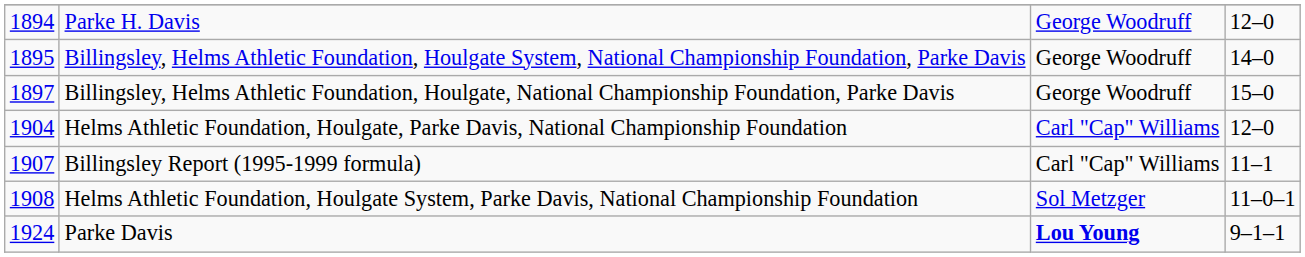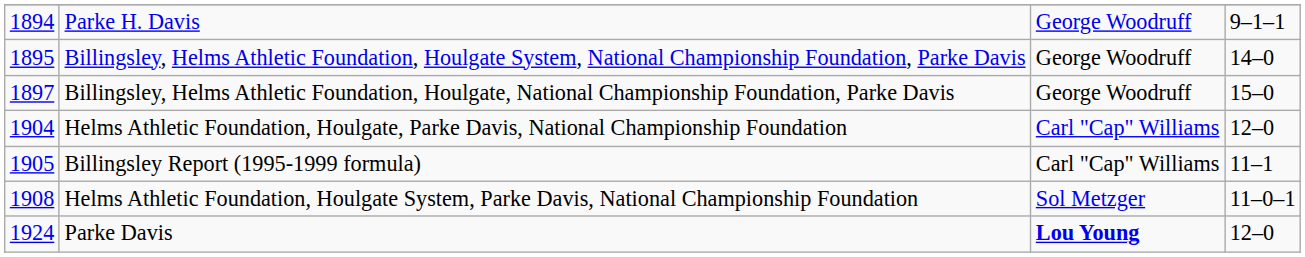(1252, 22) 12–0 -> (1257, 22) 9–1–1
(32, 163) 1907 -> (32, 163) 1905
(1257, 233) 9–1–1 -> (1252, 233) 12–0
